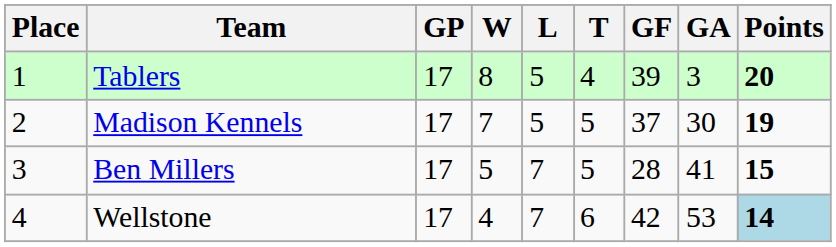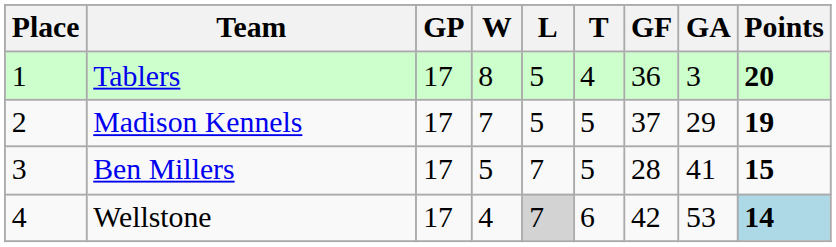(646, 75) 39 -> (646, 75) 36
(701, 122) 30 -> (701, 122) 29
(537, 216) no background -> (537, 216) lightgrey background
